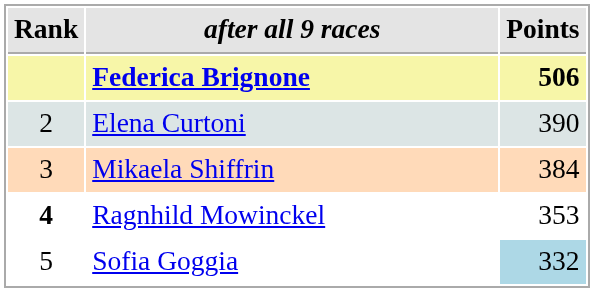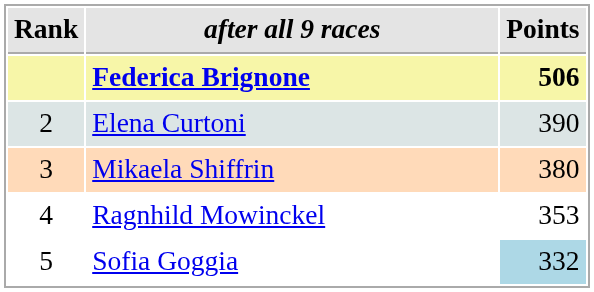(559, 169) 384 -> (559, 169) 380
(46, 215) bold -> (46, 215) normal
